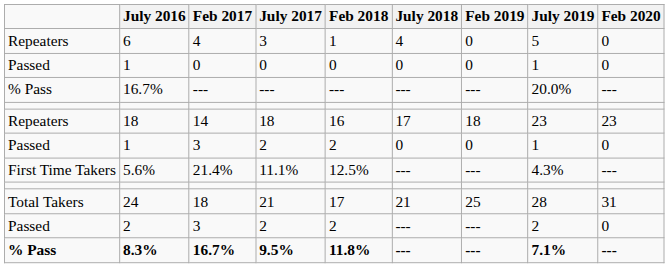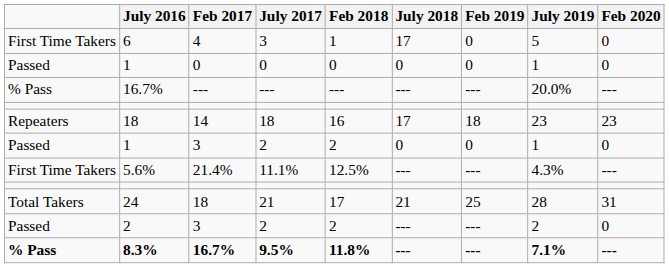(38, 41) Repeaters -> (62, 41) First Time Takers
(399, 41) 4 -> (403, 41) 17
